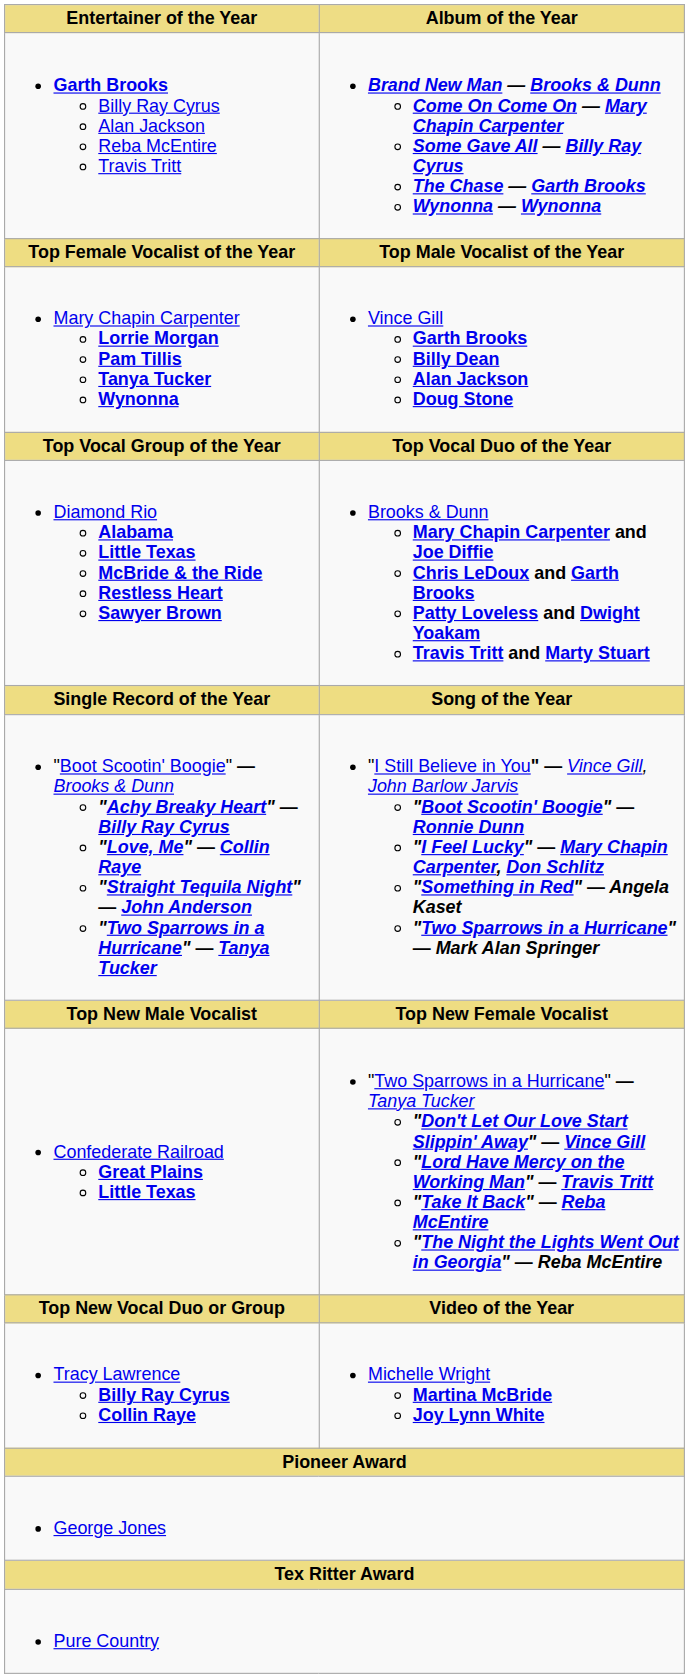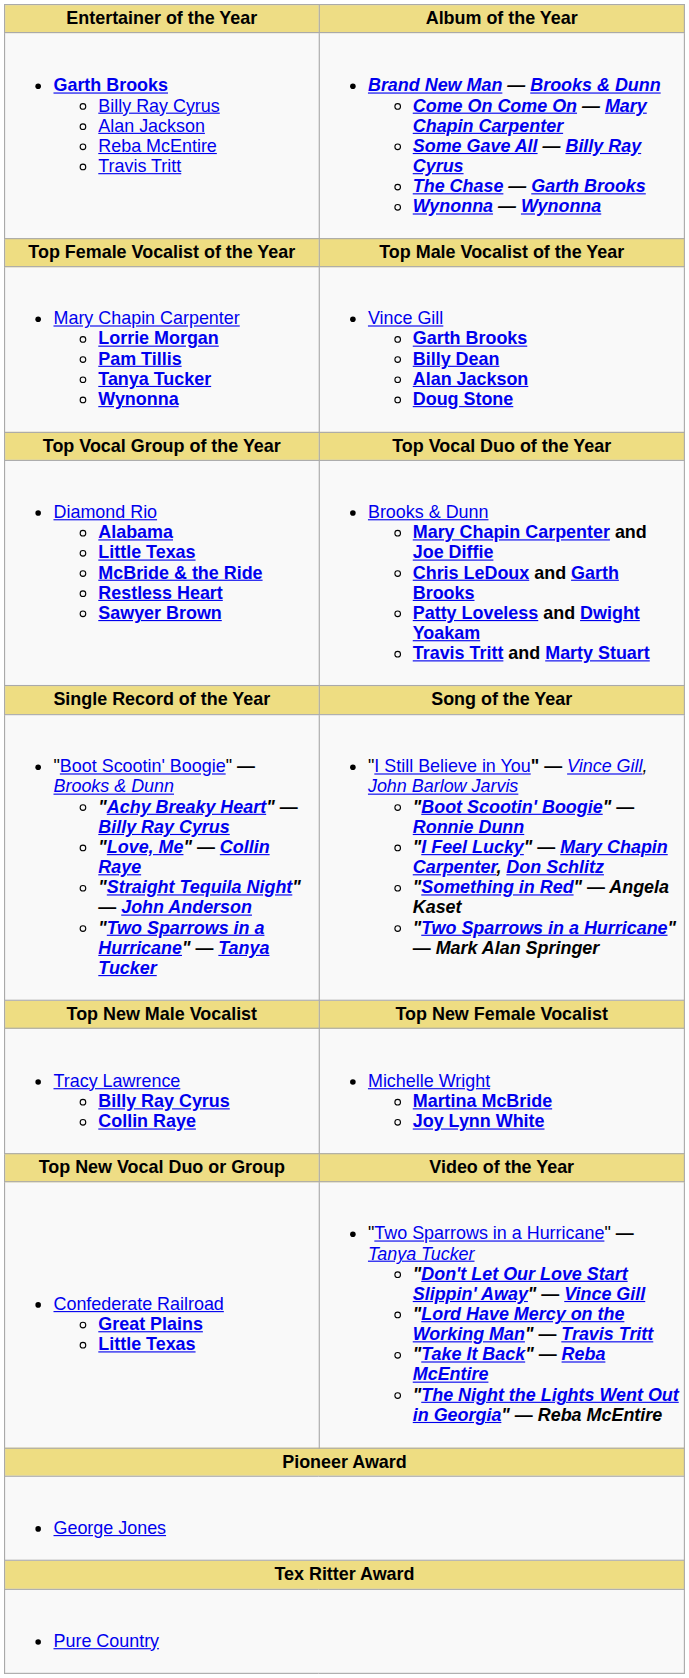rows swapped: (162, 1395) <-> (162, 1172)
